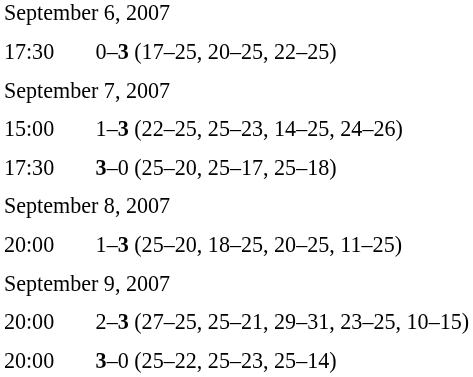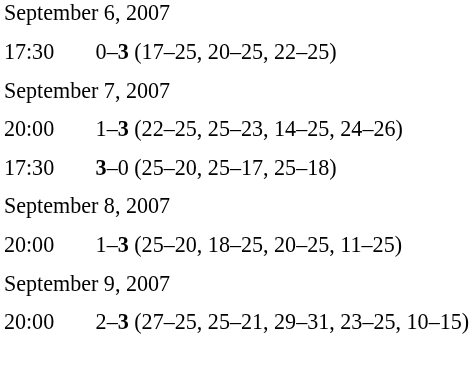(29, 129) 15:00 -> (29, 129) 20:00
- row: (216, 360)
